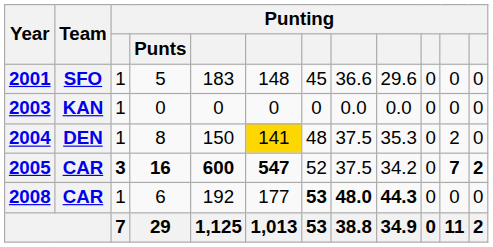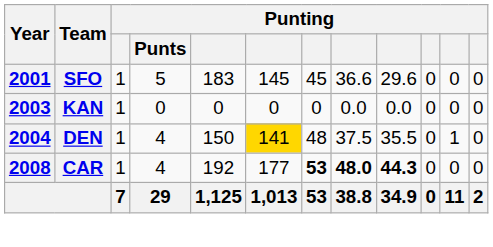(274, 78) 148 -> (274, 78) 145
(160, 138) 8 -> (160, 138) 4
(399, 138) 35.3 -> (399, 138) 35.5
(454, 138) 2 -> (454, 138) 1
- row: (30, 167)
(160, 197) 6 -> (160, 167) 4
